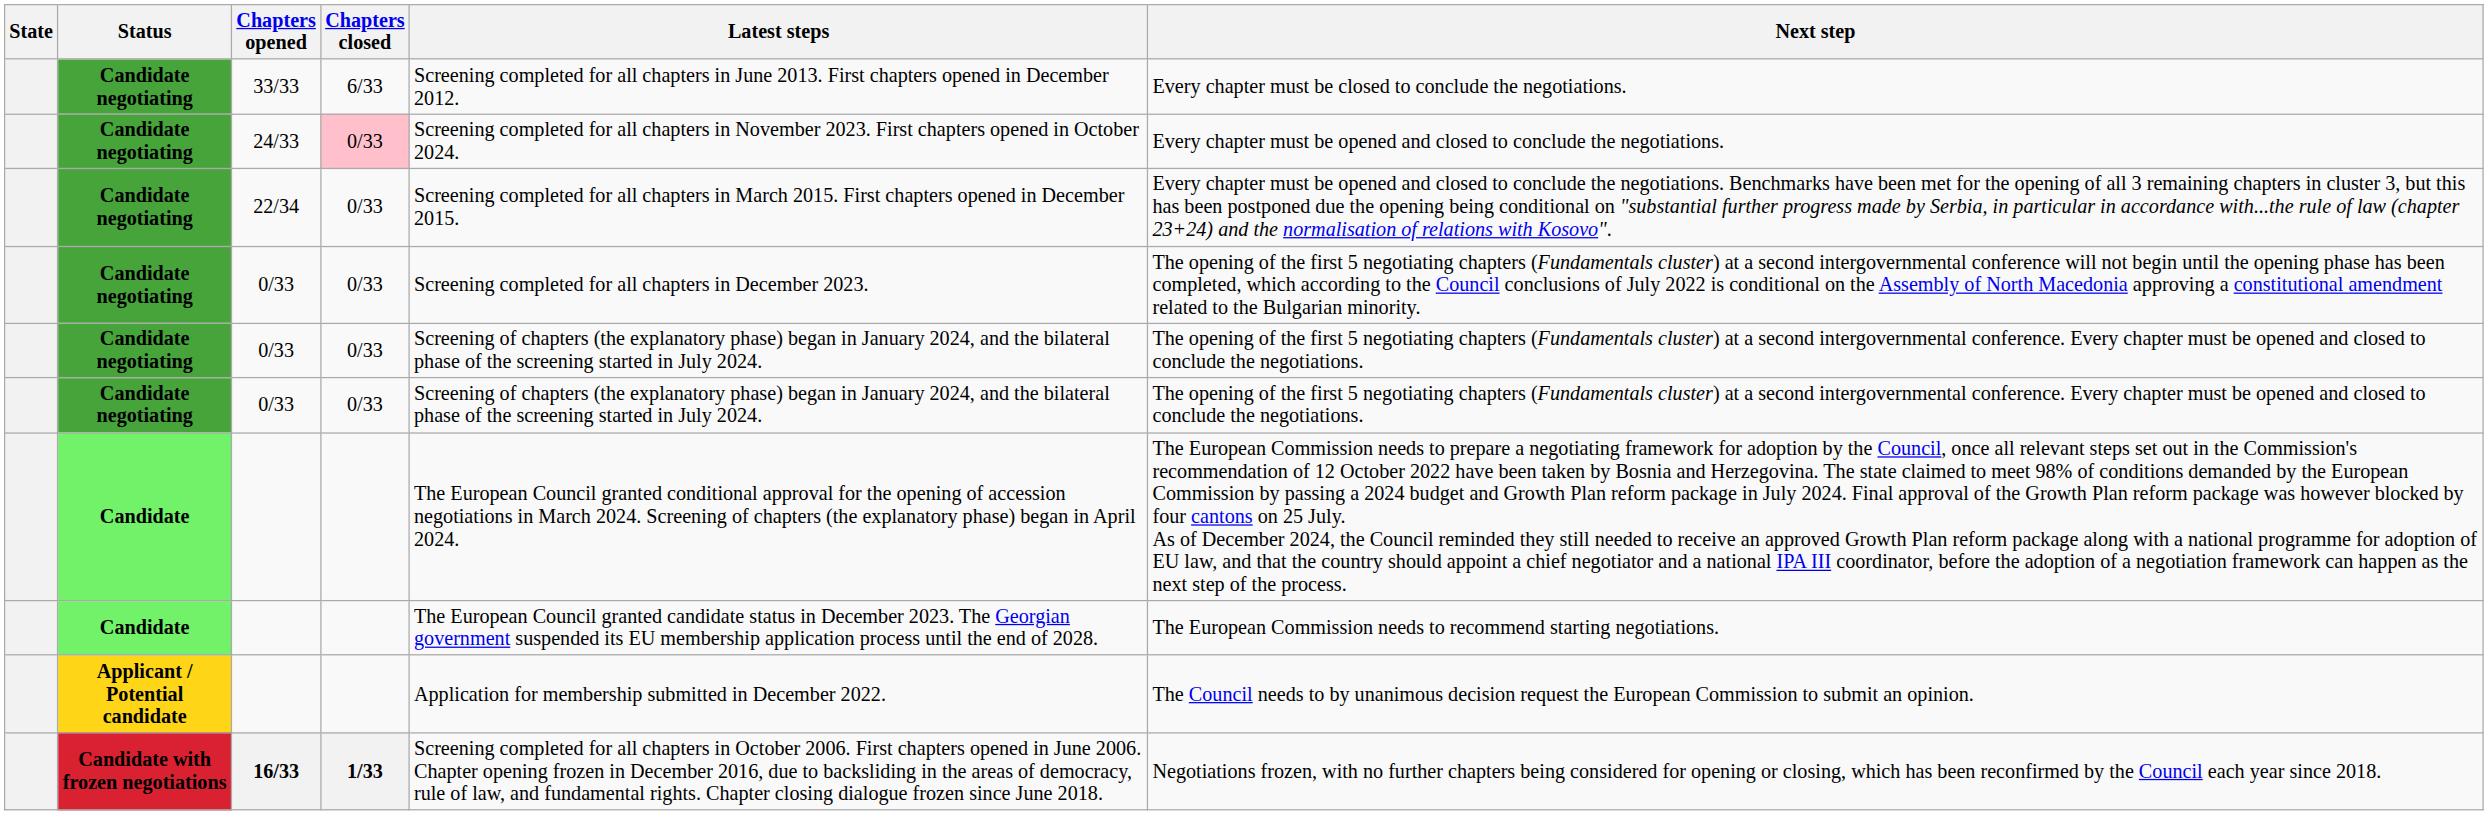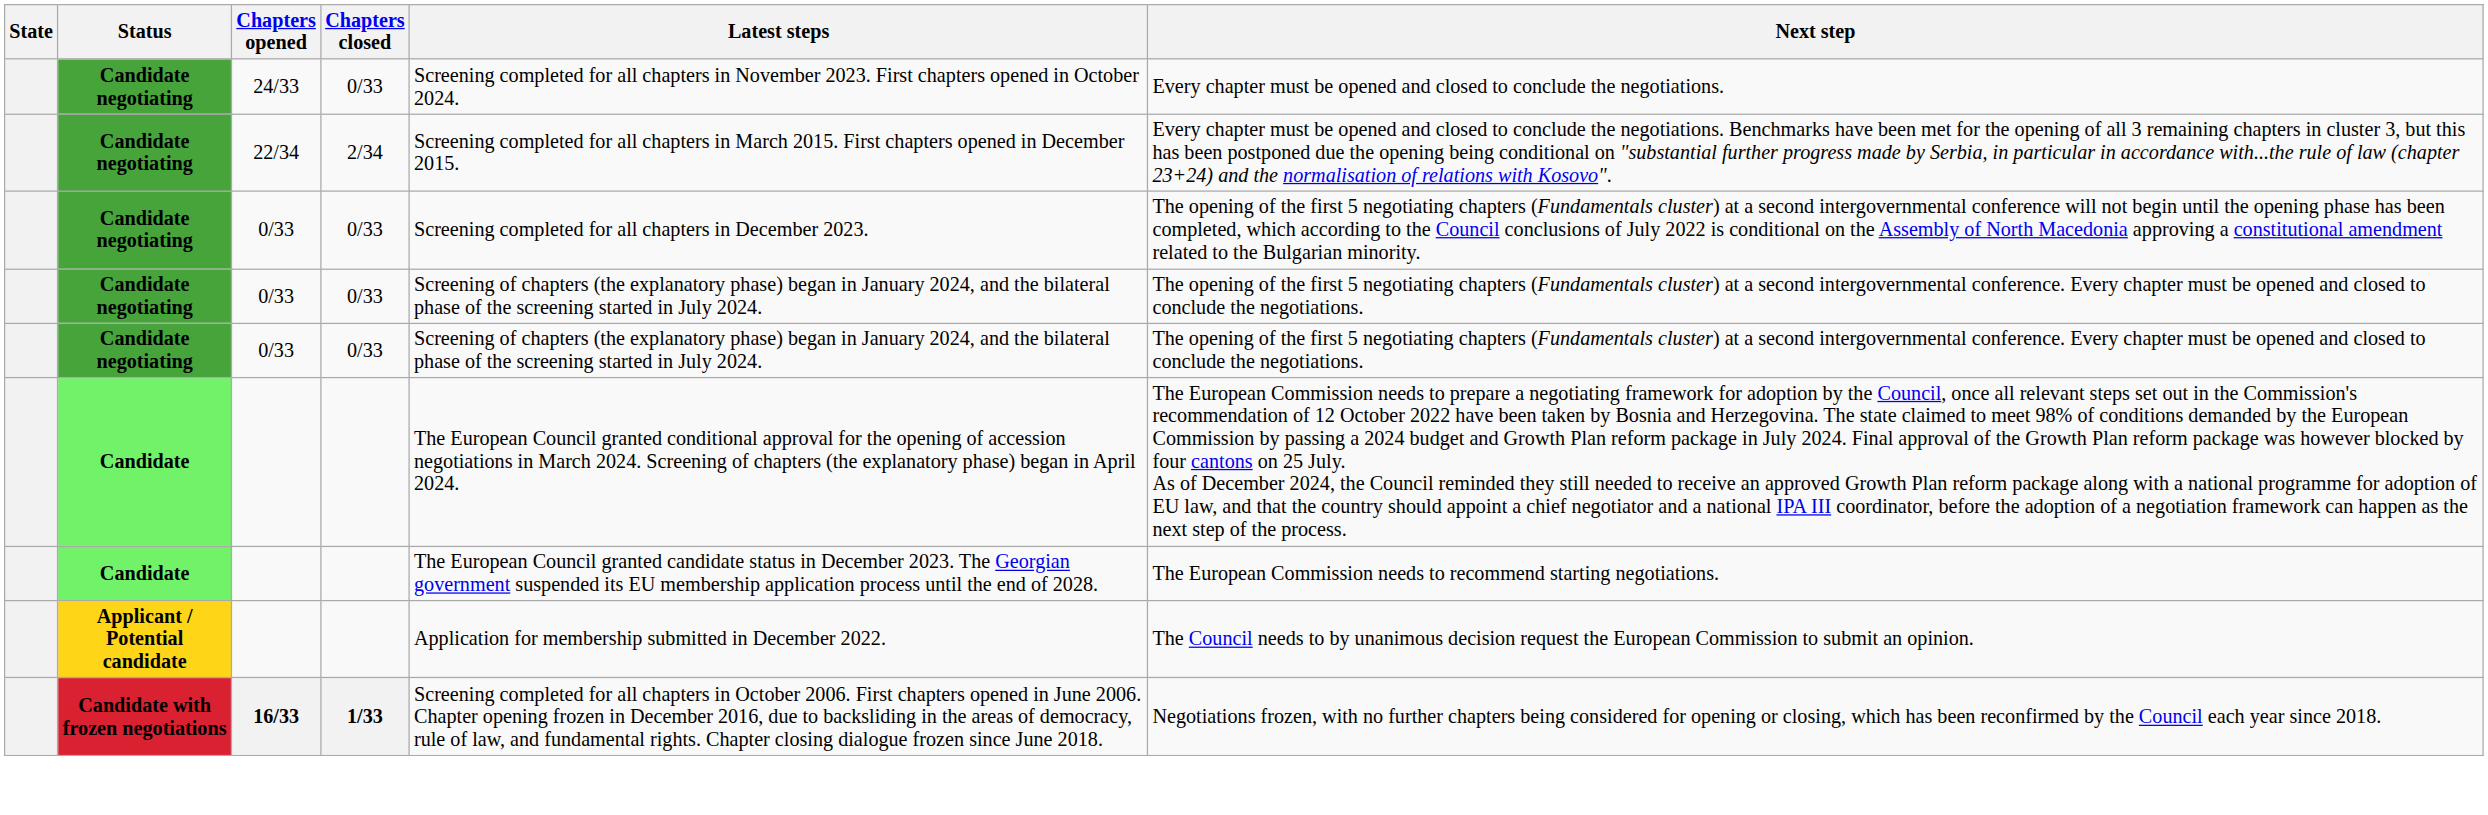- row: (145, 86)
(365, 141) pink background -> (365, 86) no background
(365, 207) 0/33 -> (365, 152) 2/34
